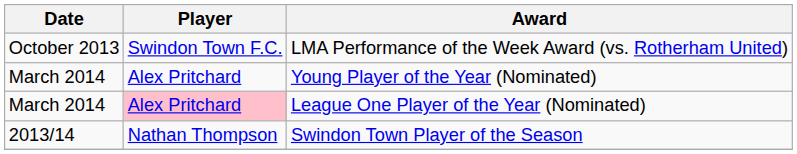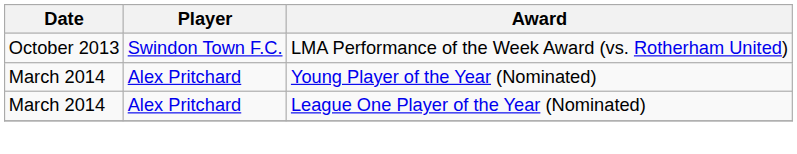(184, 105) pink background -> (184, 105) no background
- row: (437, 134)
